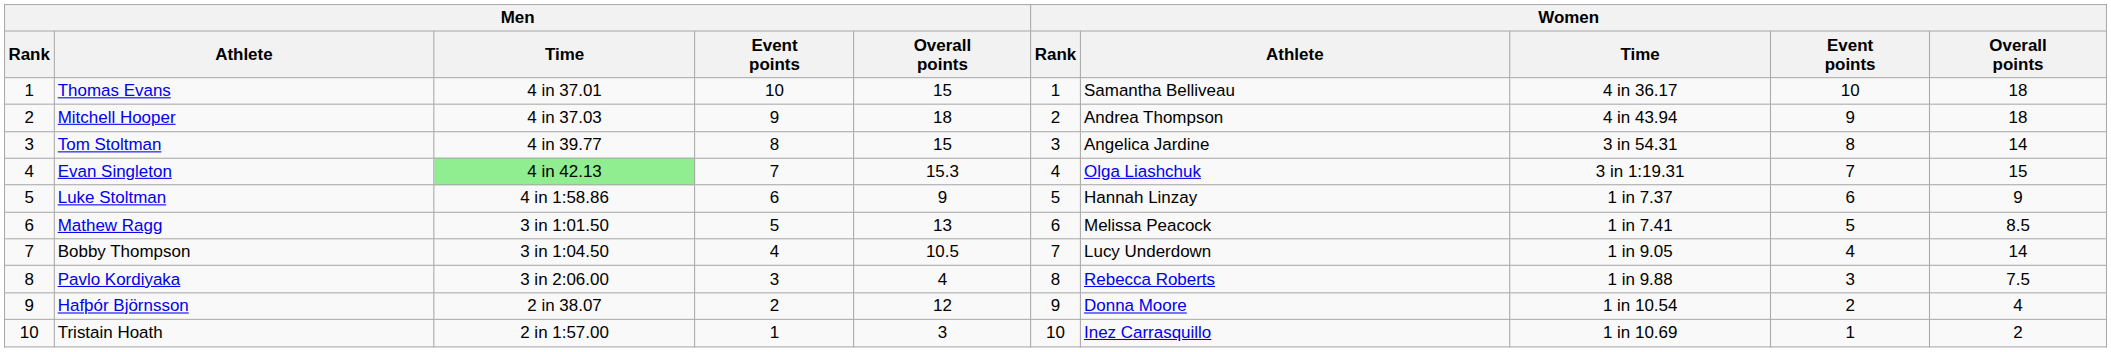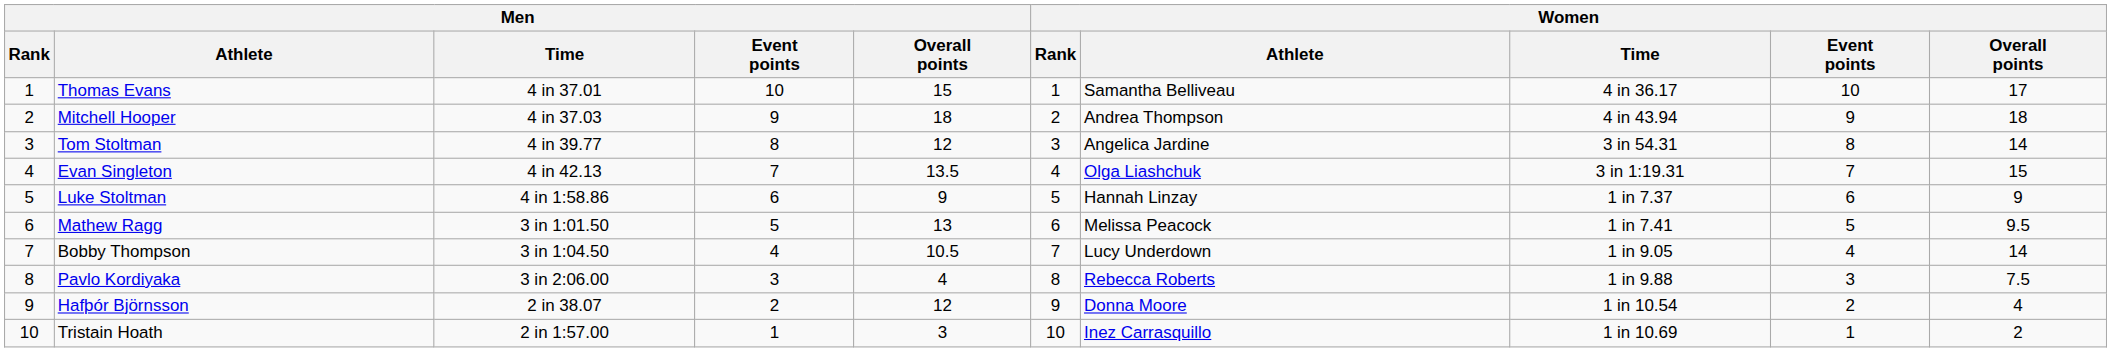(2018, 90) 18 -> (2018, 90) 17
(942, 144) 15 -> (942, 144) 12
(565, 171) lightgreen background -> (565, 171) no background
(942, 171) 15.3 -> (942, 171) 13.5
(2018, 225) 8.5 -> (2018, 225) 9.5
